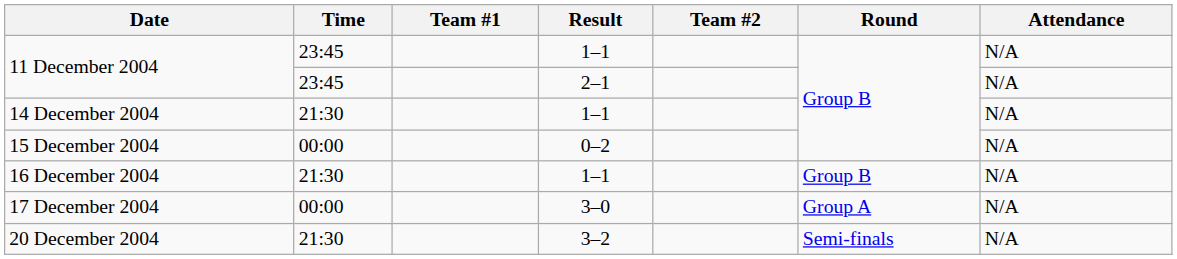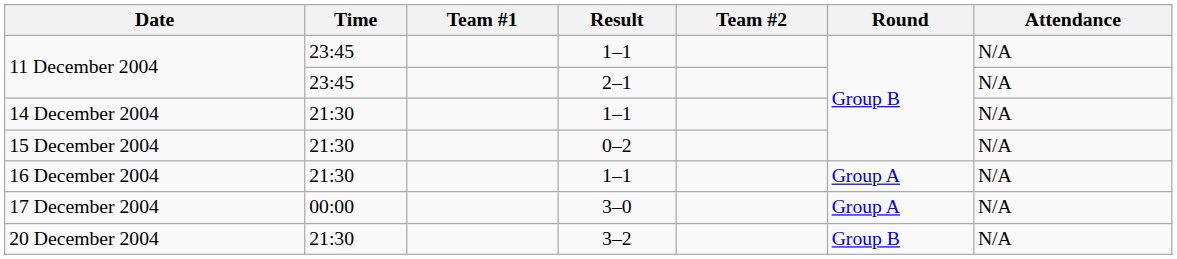(321, 144) 00:00 -> (332, 144) 21:30
(837, 176) Group B -> (866, 176) Group A
(848, 238) Semi-finals -> (866, 238) Group B
